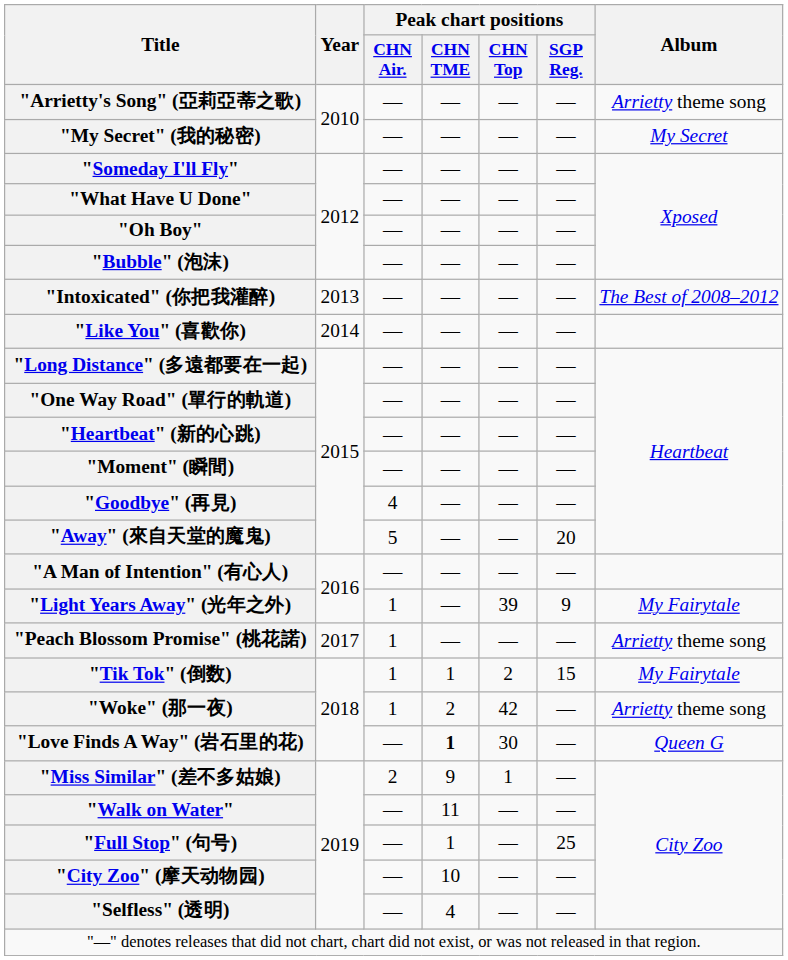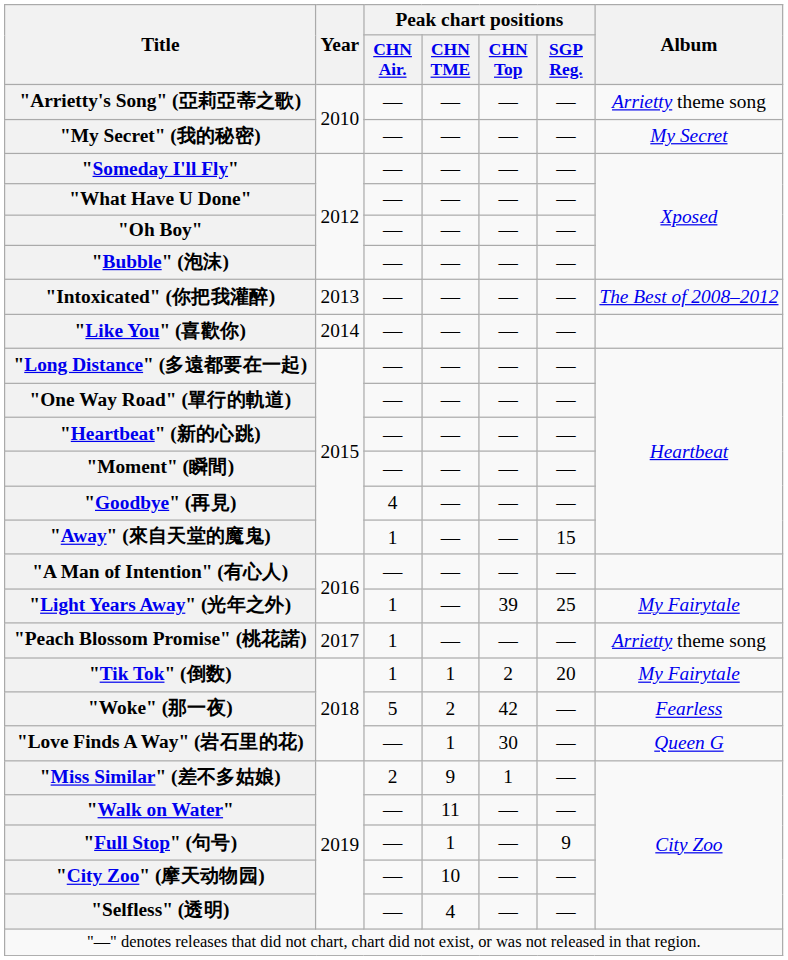(393, 537) 5 -> (393, 537) 1
(566, 537) 20 -> (566, 537) 15
(566, 605) 9 -> (566, 605) 25
(566, 674) 15 -> (566, 674) 20
(393, 708) 1 -> (393, 708) 5
(689, 708) Arrietty theme song -> (689, 708) Fearless
(450, 743) bold -> (450, 743) normal
(566, 842) 25 -> (566, 842) 9
